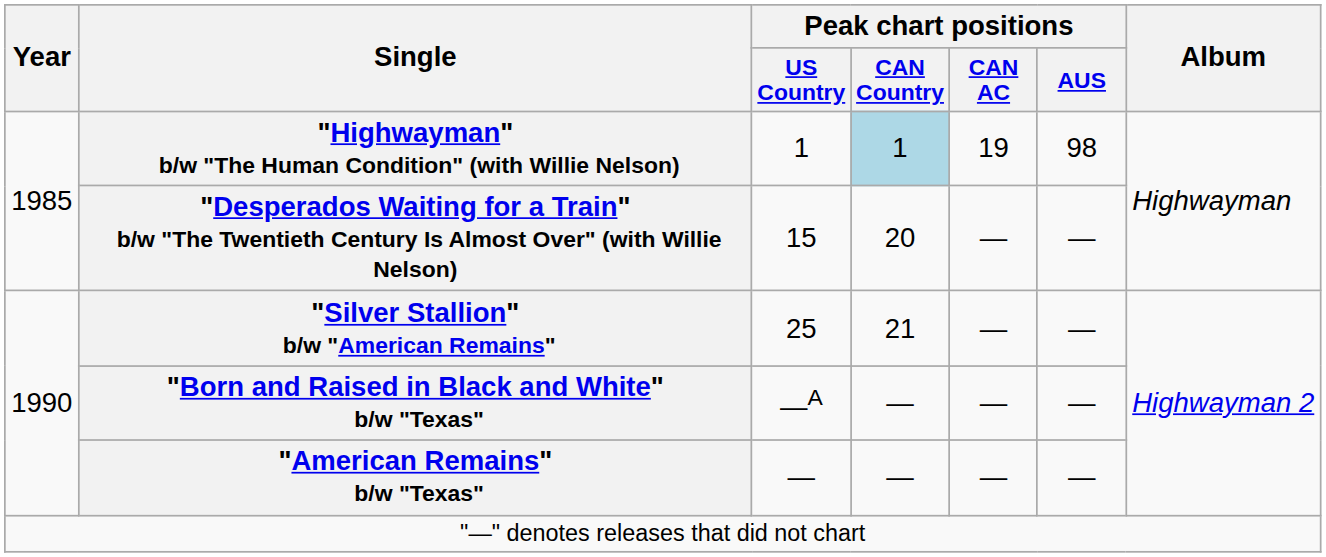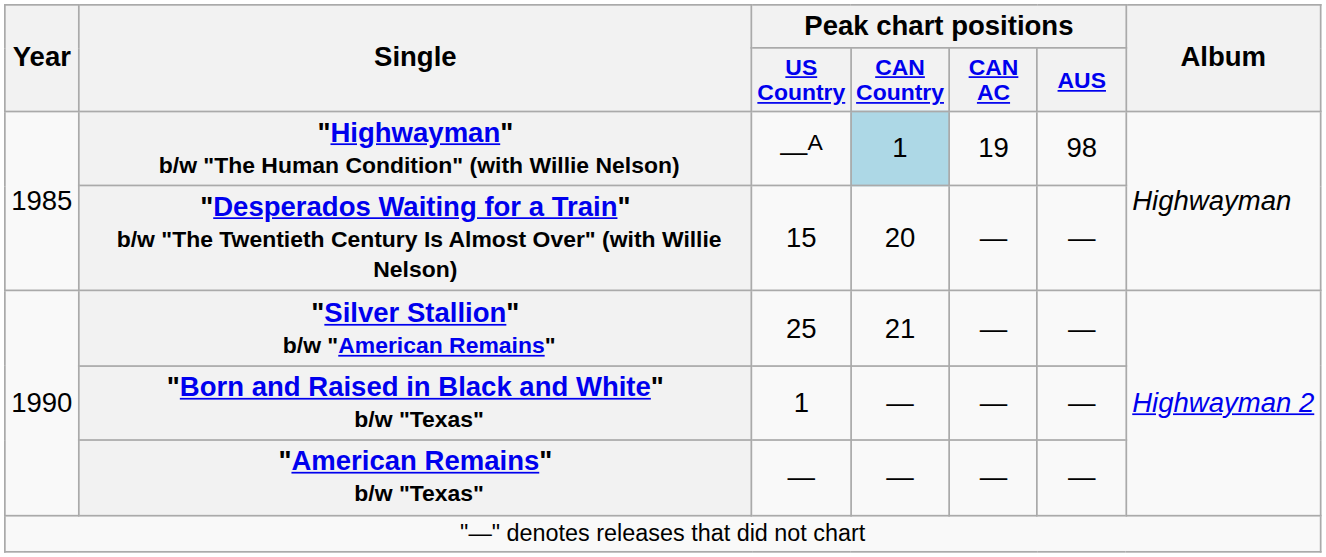(801, 147) 1 -> (801, 147) —A
(801, 402) —A -> (801, 402) 1
